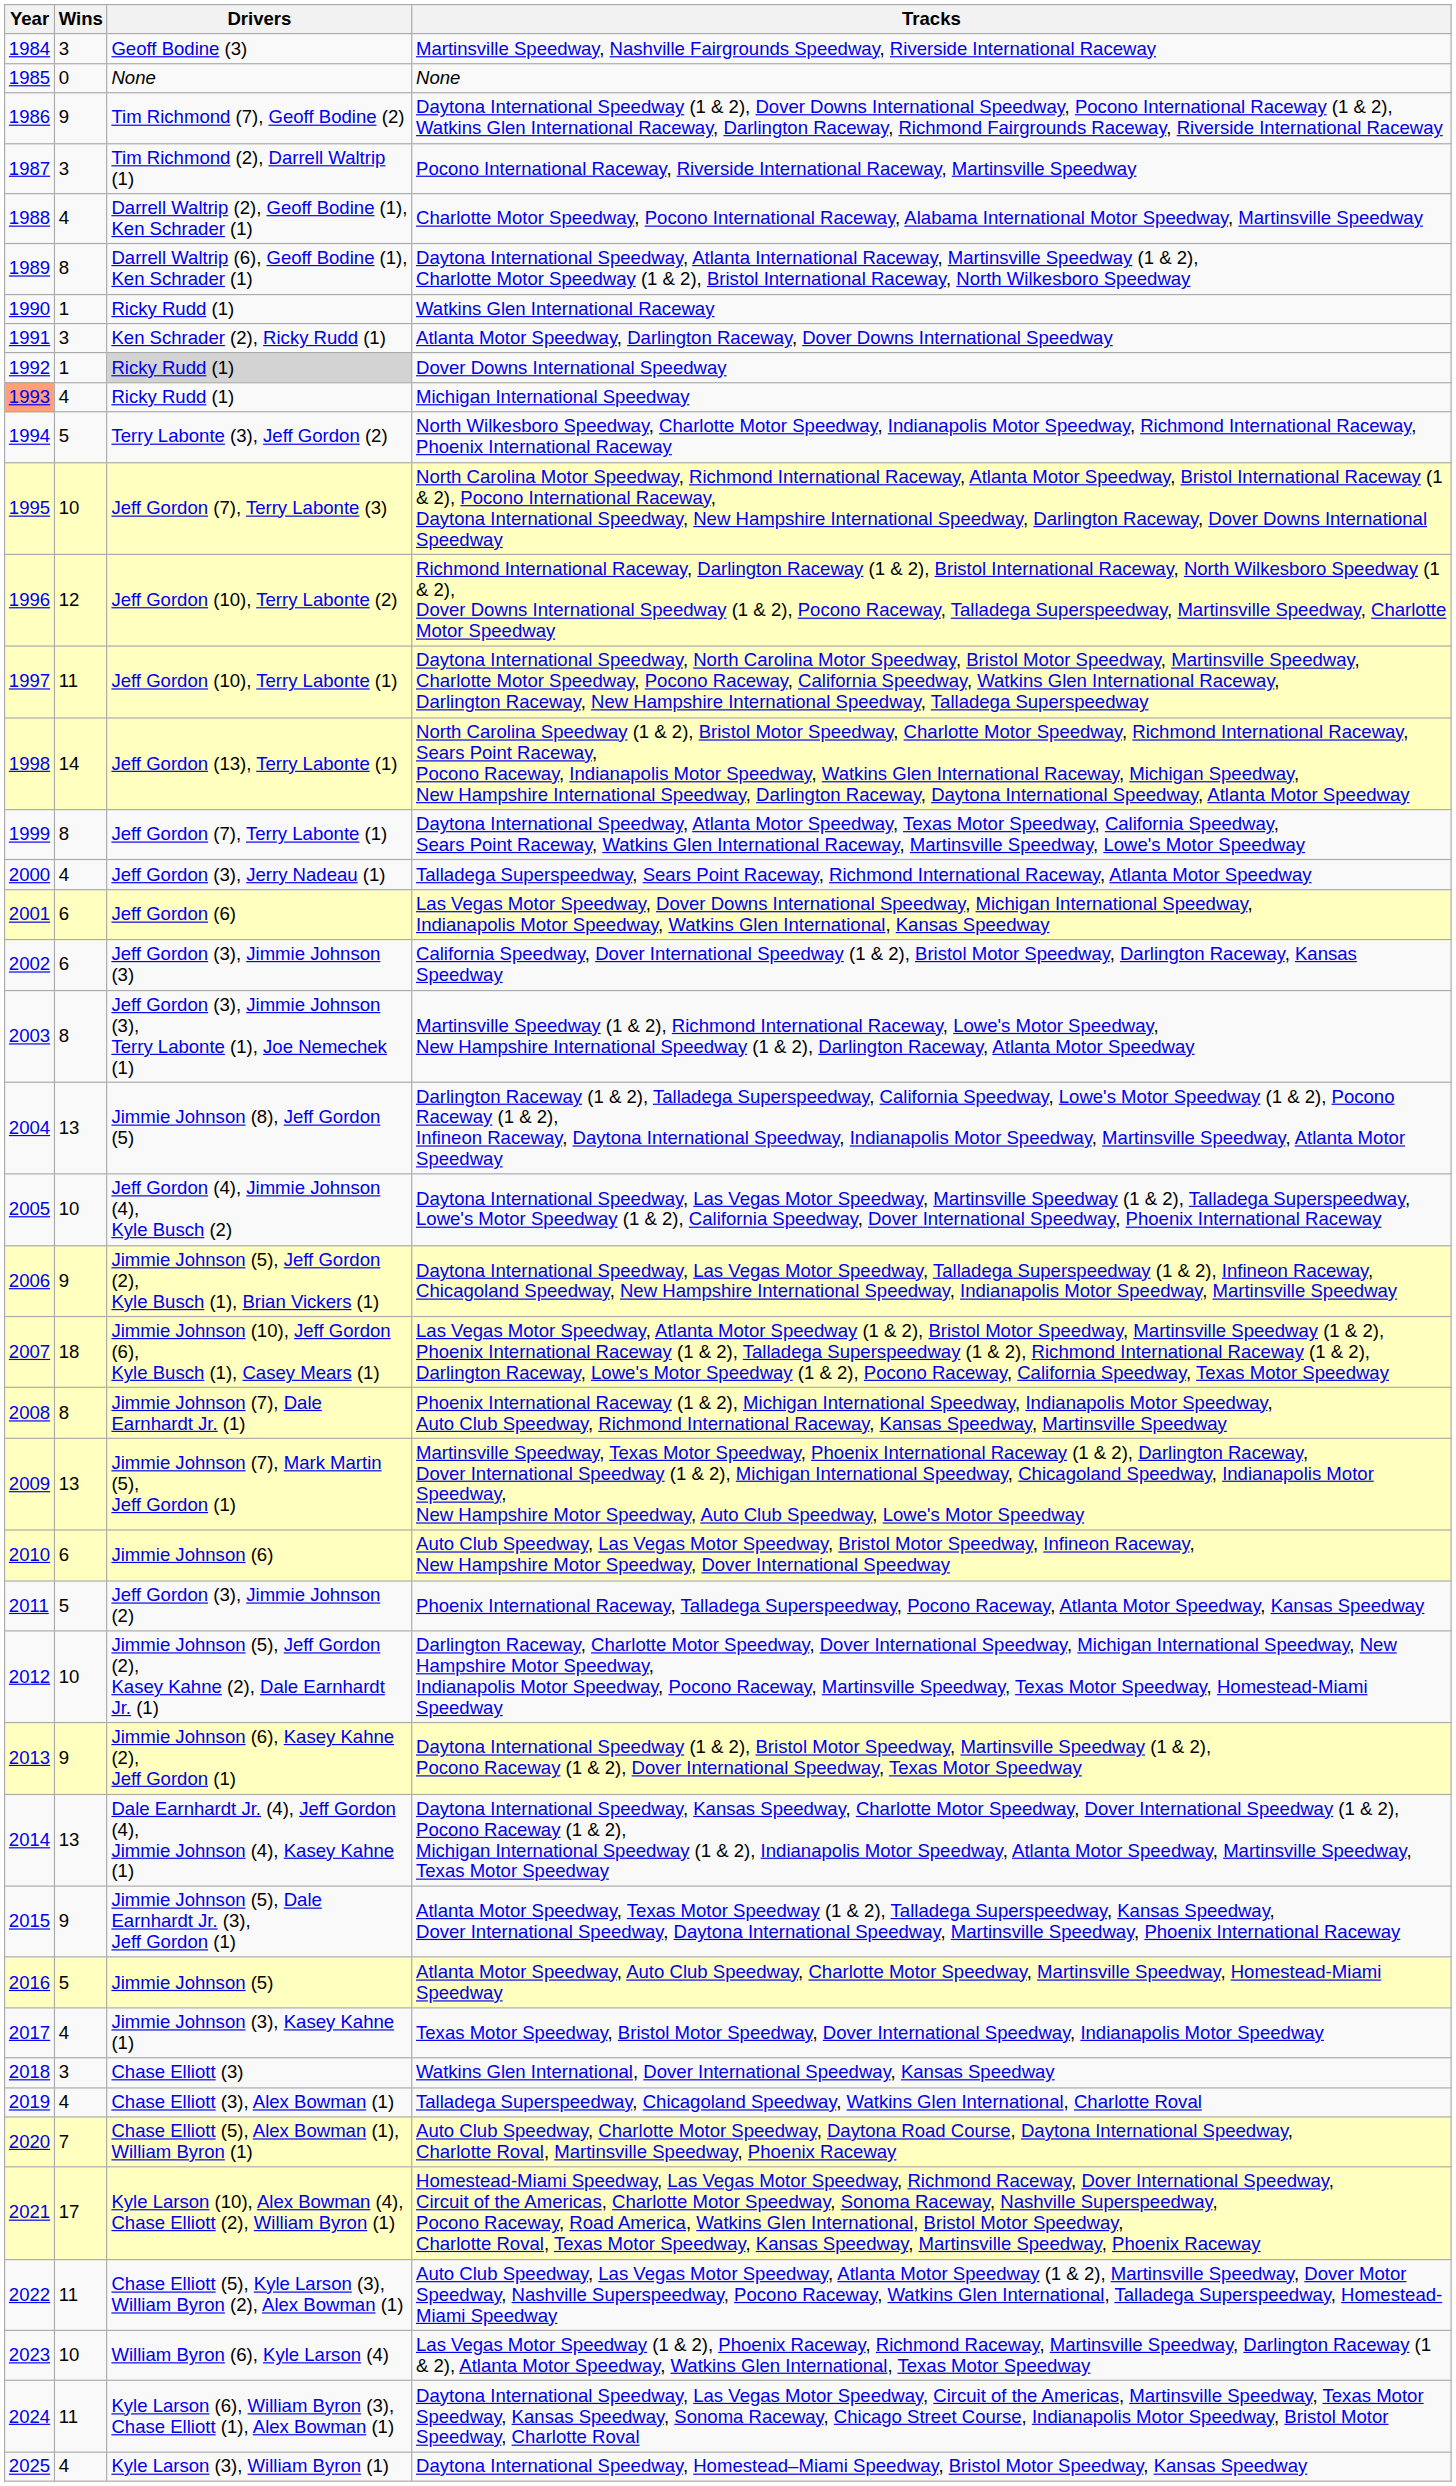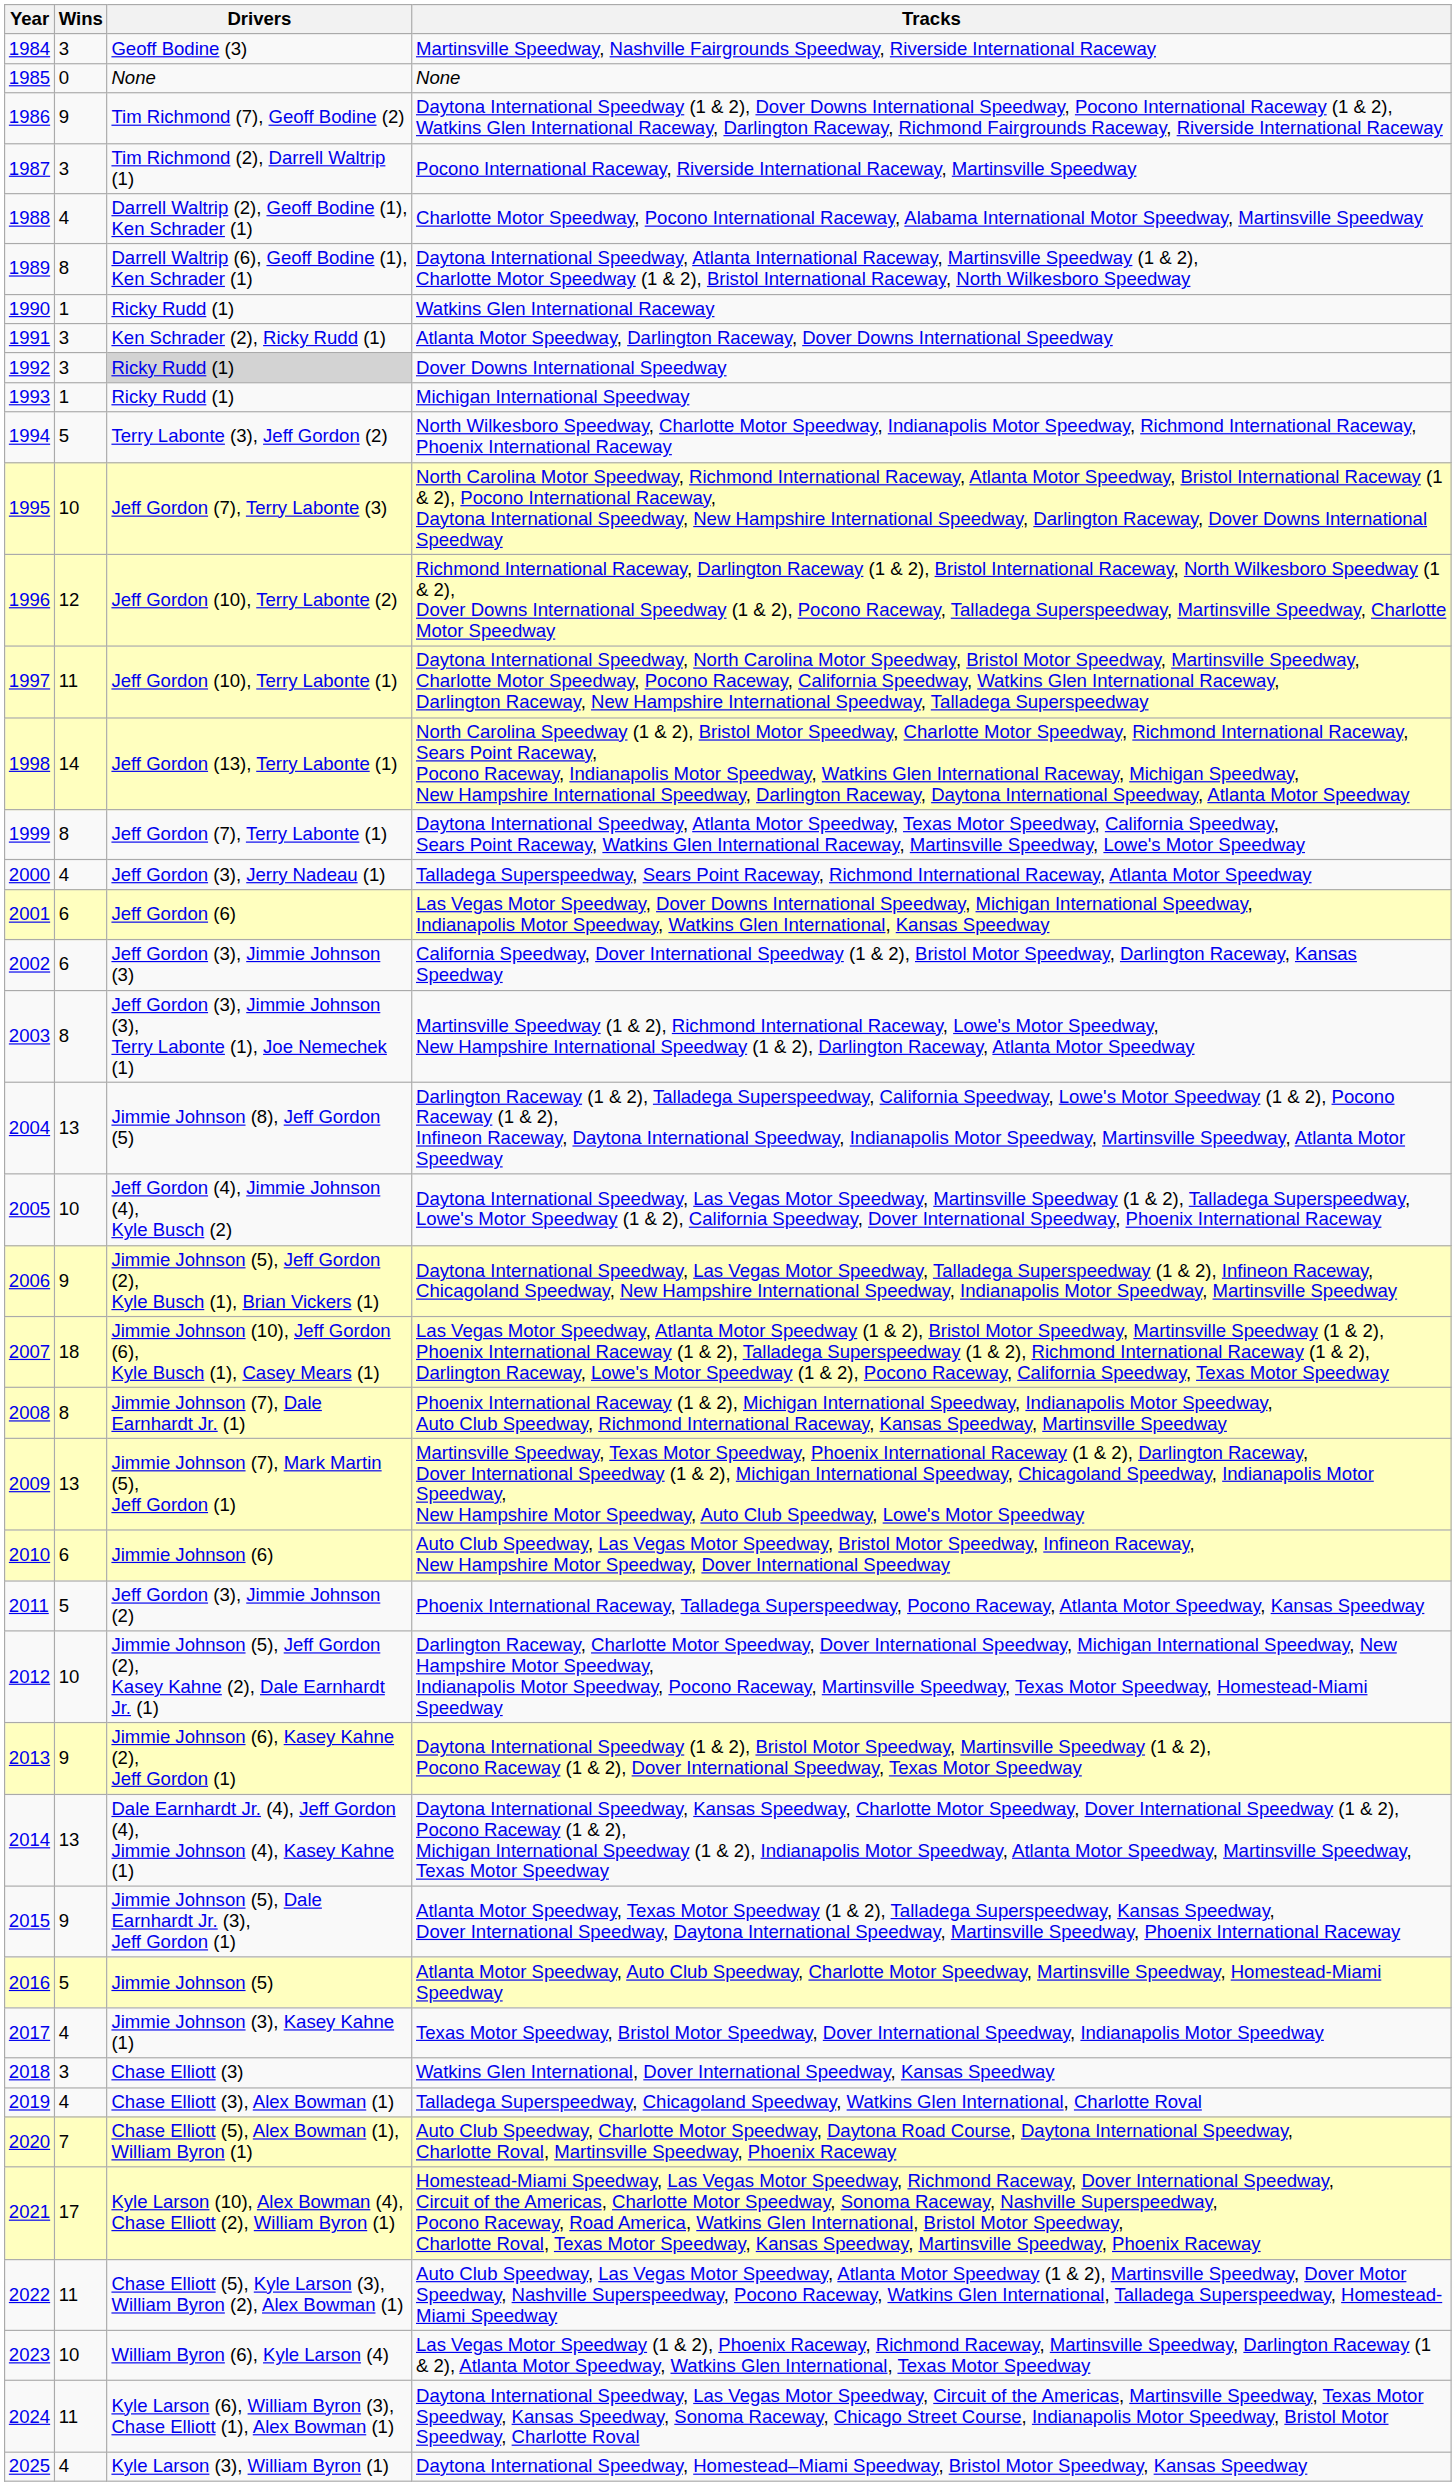(64, 367) 1 -> (64, 367) 3
(30, 397) lightsalmon background -> (30, 397) no background
(64, 397) 4 -> (64, 397) 1
